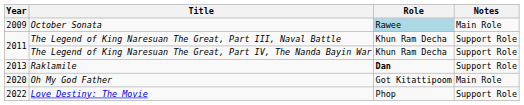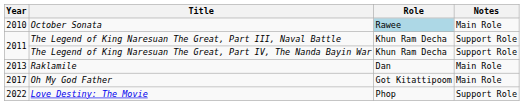(17, 25) 2009 -> (17, 25) 2010
(383, 66) bold -> (383, 66) normal
(486, 66) Support Role -> (479, 66) Main Role
(17, 80) 2020 -> (17, 80) 2017
